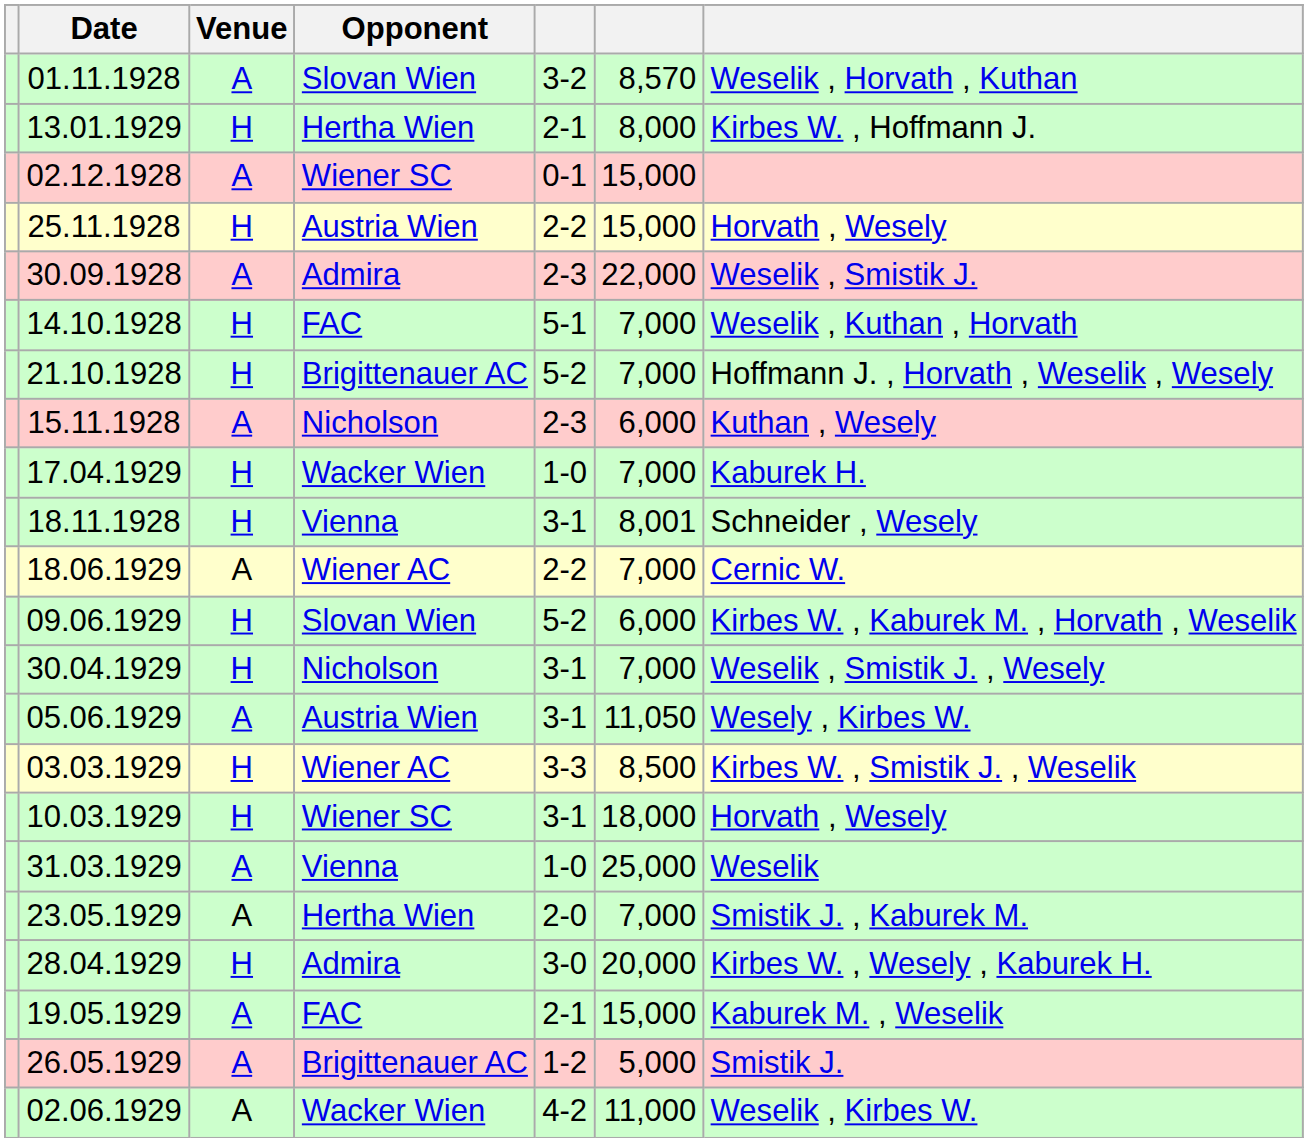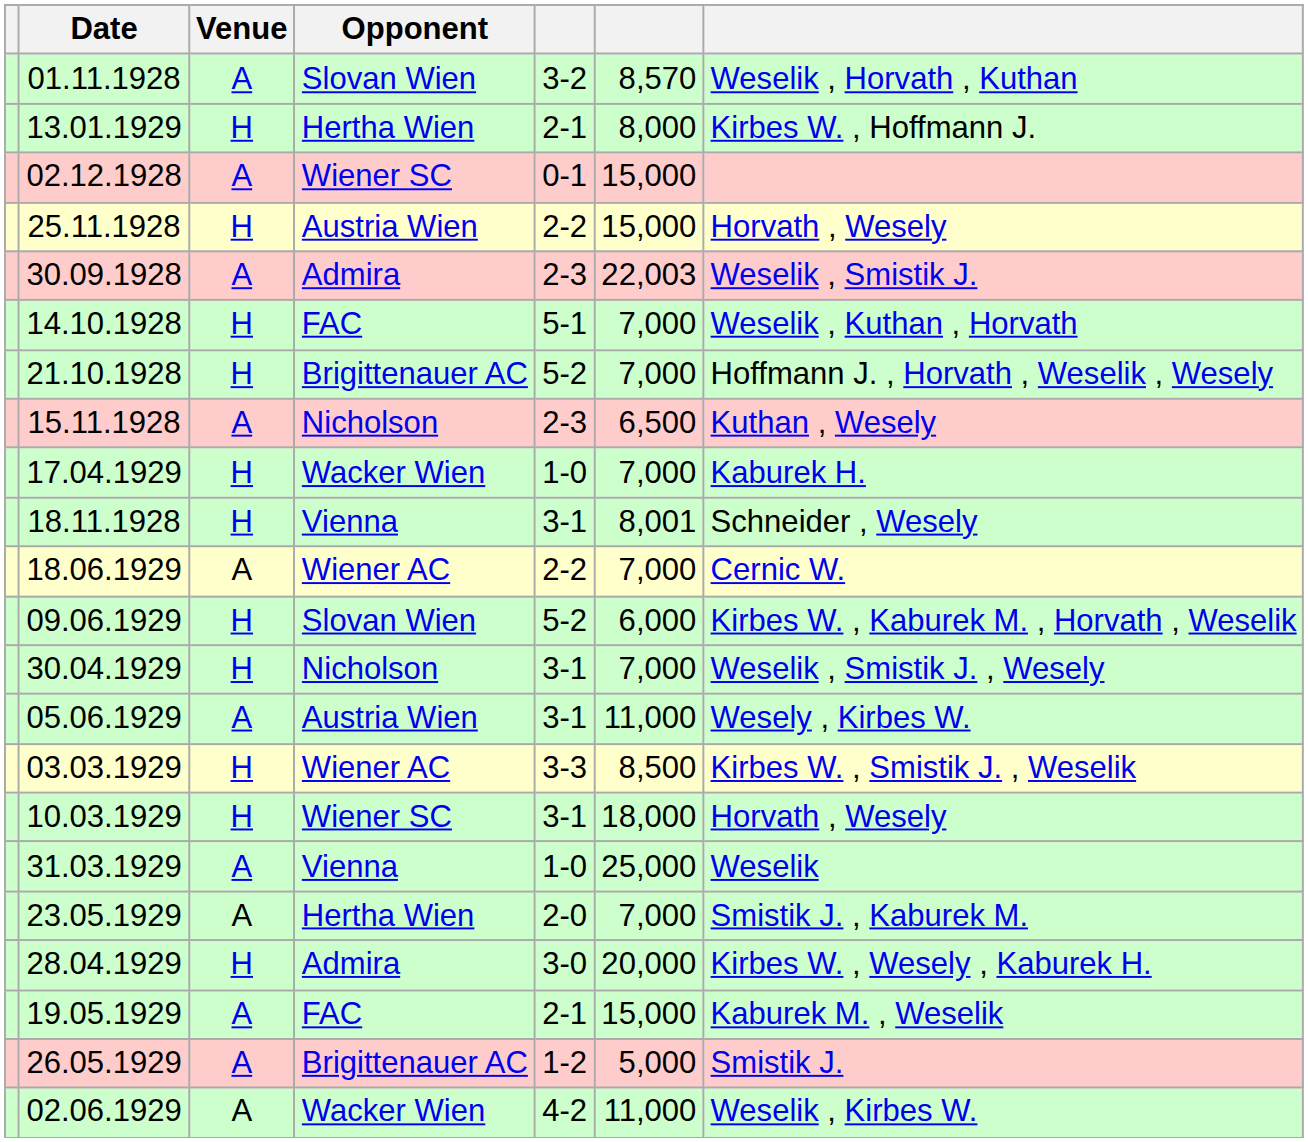(649, 275) 22,000 -> (649, 275) 22,003
(657, 422) 6,000 -> (657, 422) 6,500
(650, 718) 11,050 -> (650, 718) 11,000
